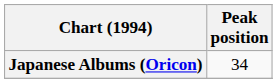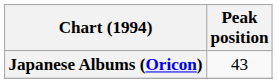(239, 64) 34 -> (239, 64) 43
